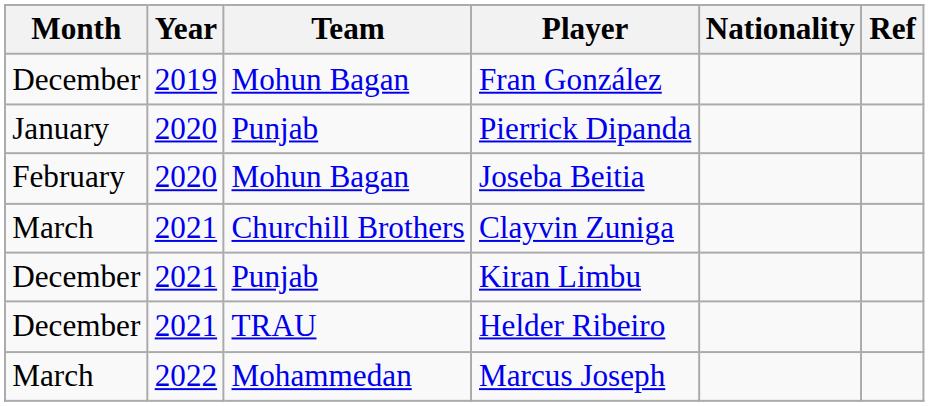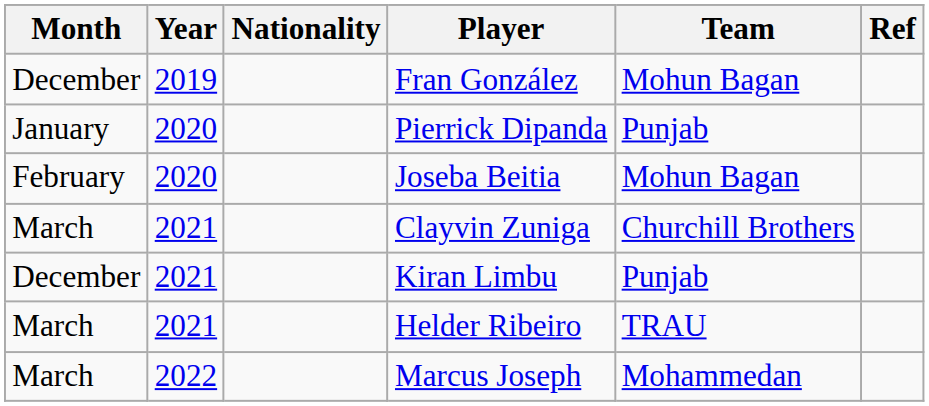columns swapped: (780, 29) <-> (348, 29)
(76, 326) December -> (53, 326) March
